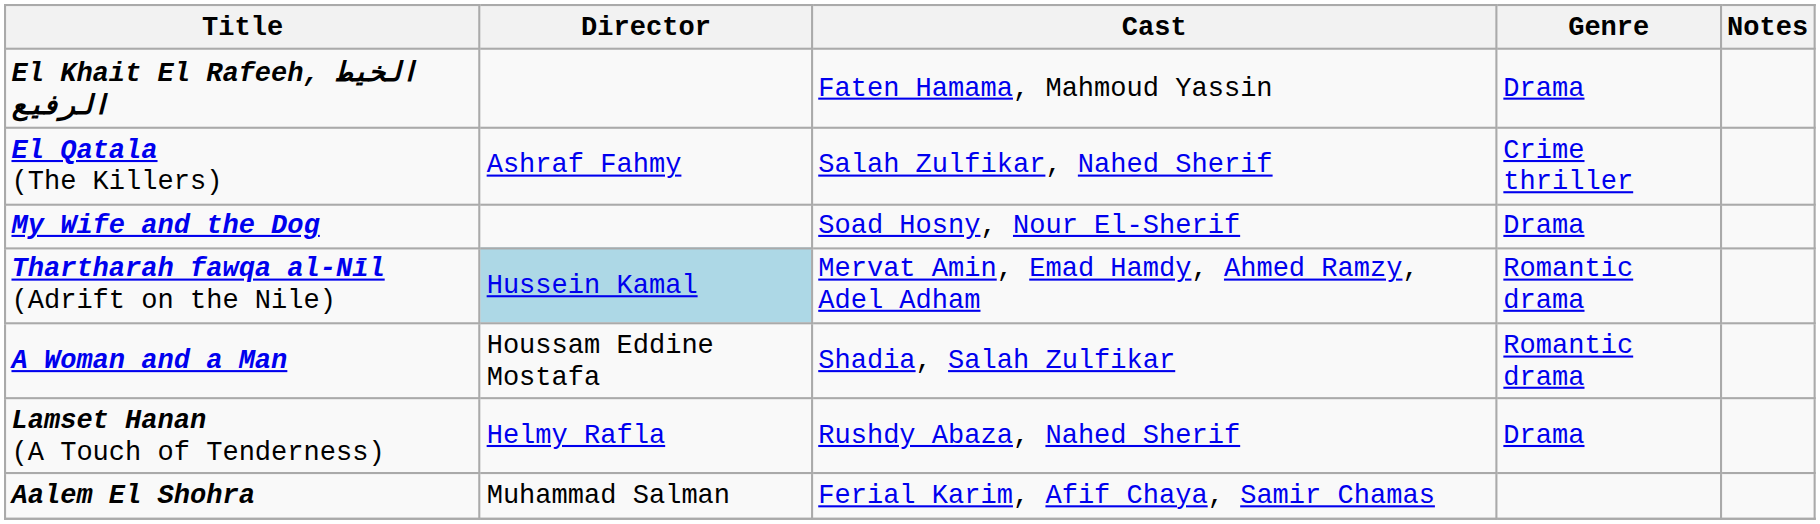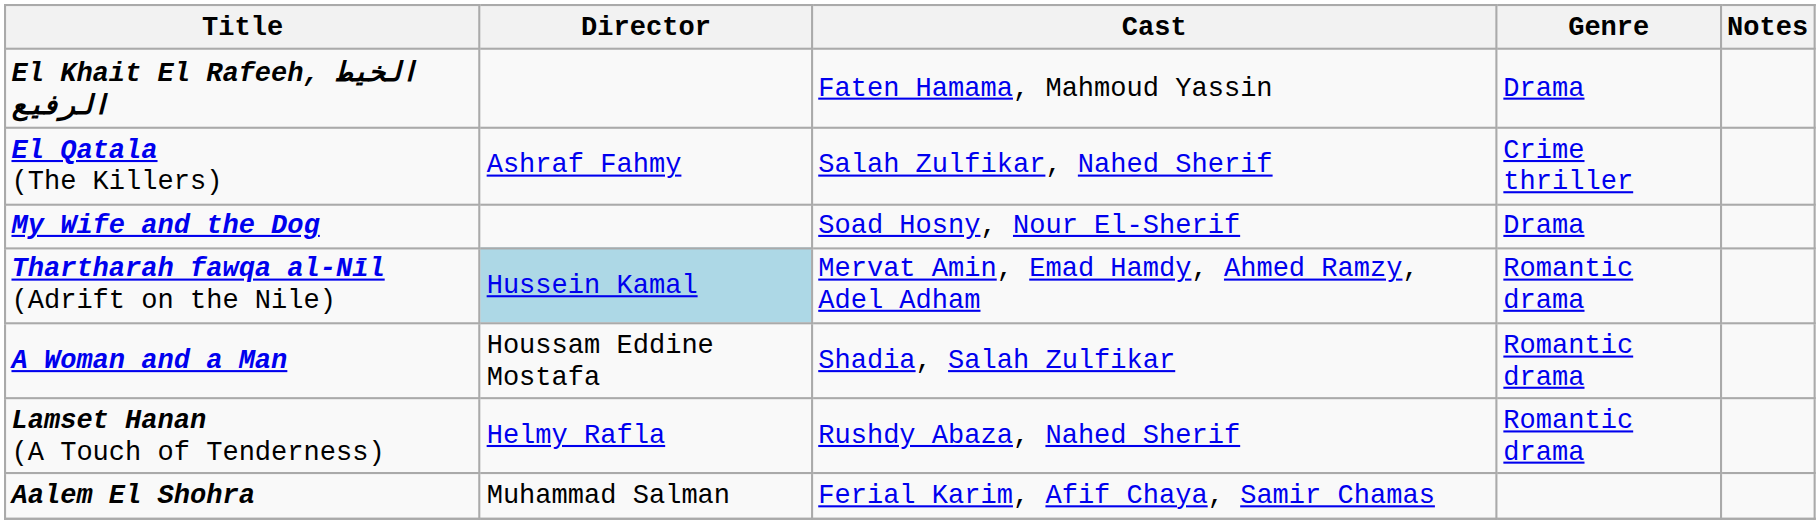(1544, 436) Drama -> (1568, 436) Romantic drama
